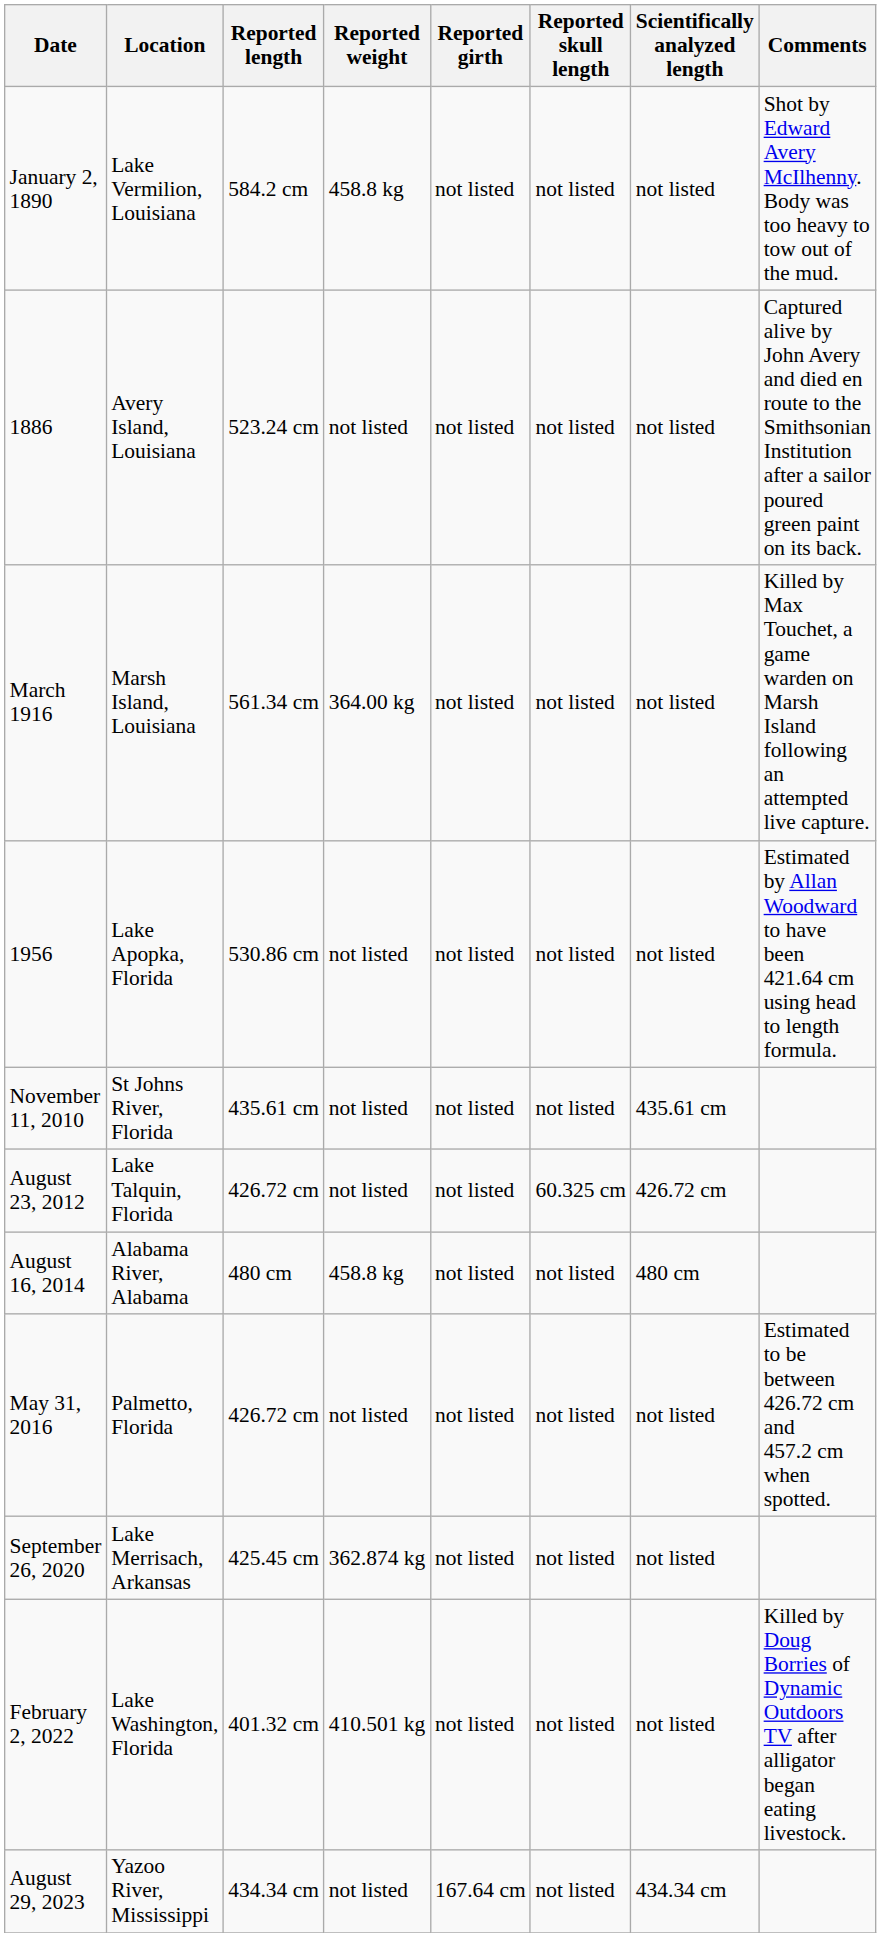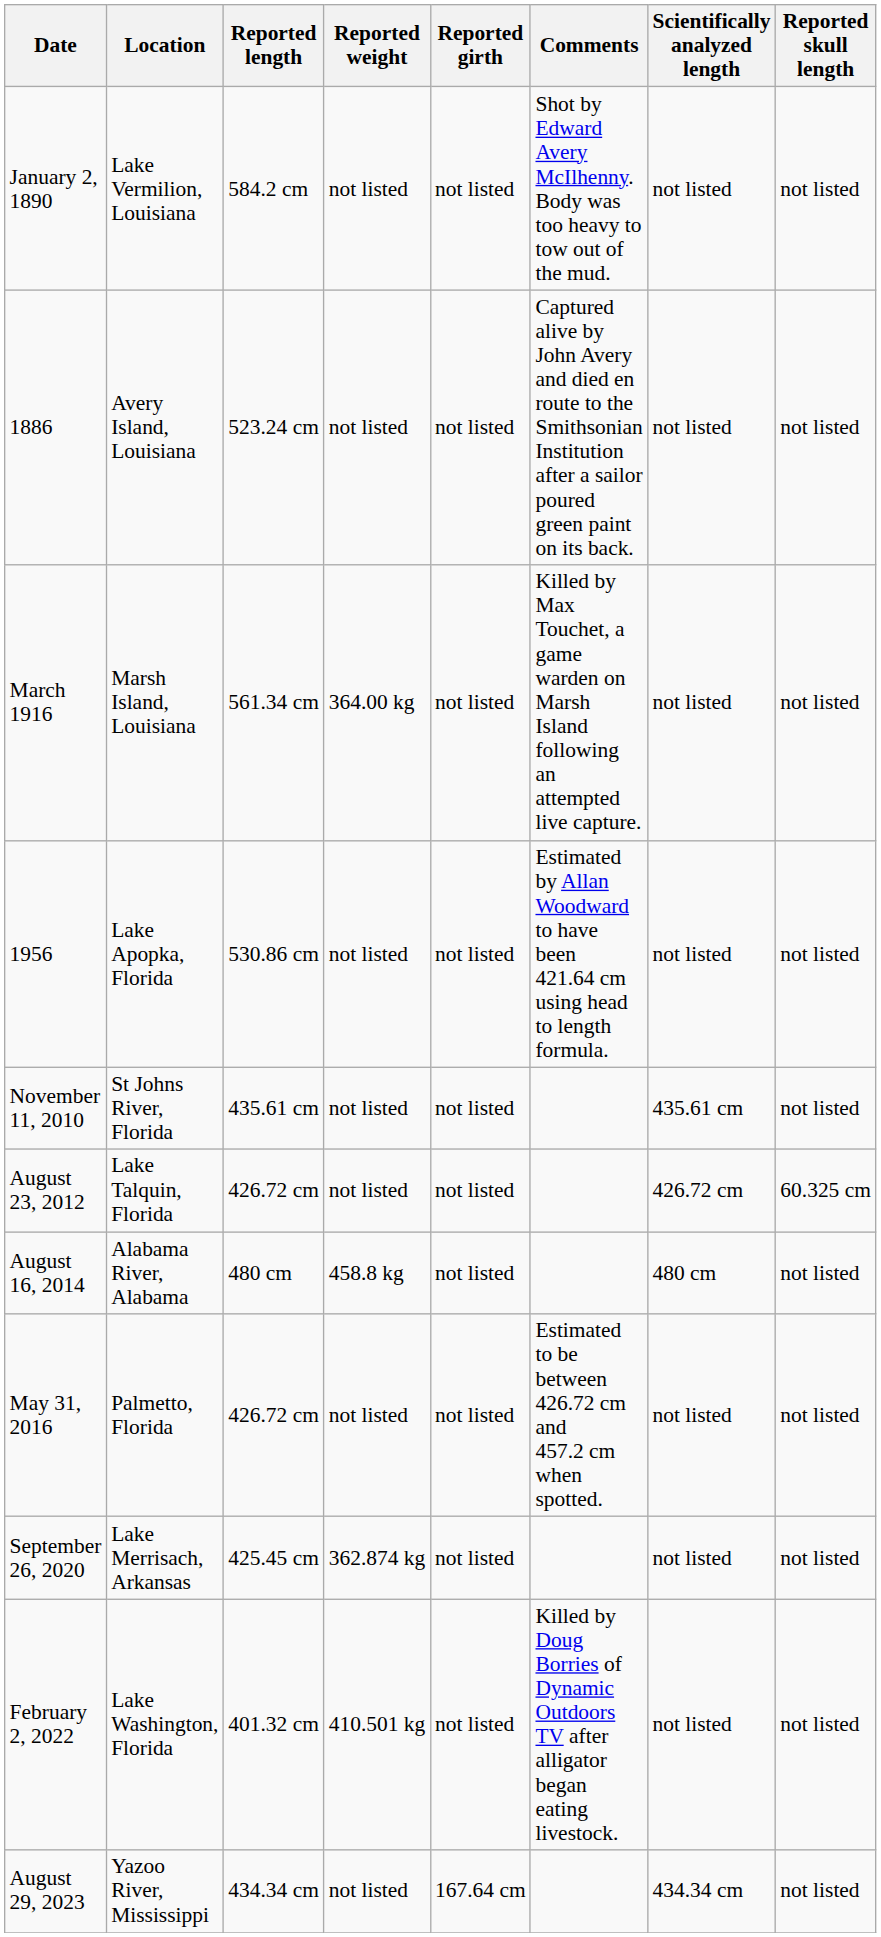columns swapped: (581, 45) <-> (817, 45)
(366, 188) 458.8 kg -> (368, 188) not listed
